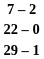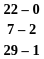rows swapped: (22, 29) <-> (22, 9)
